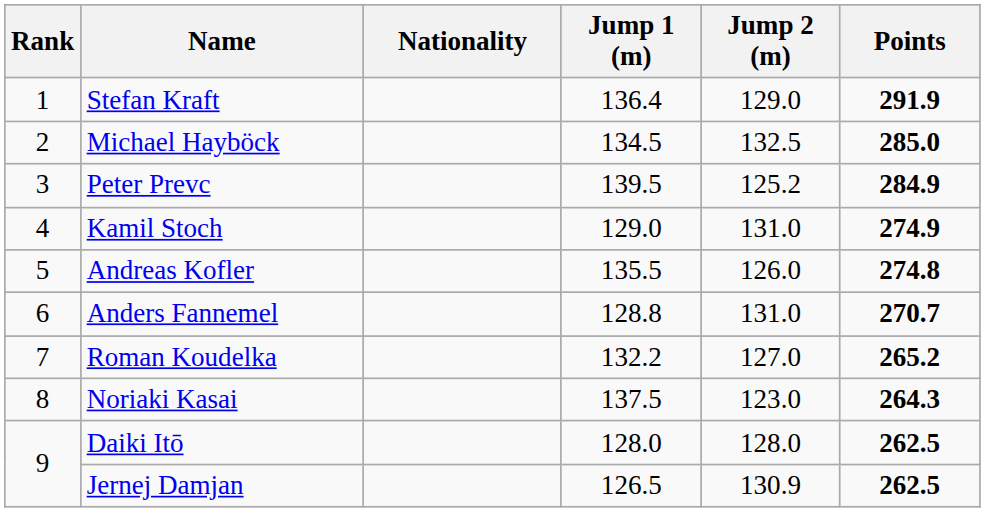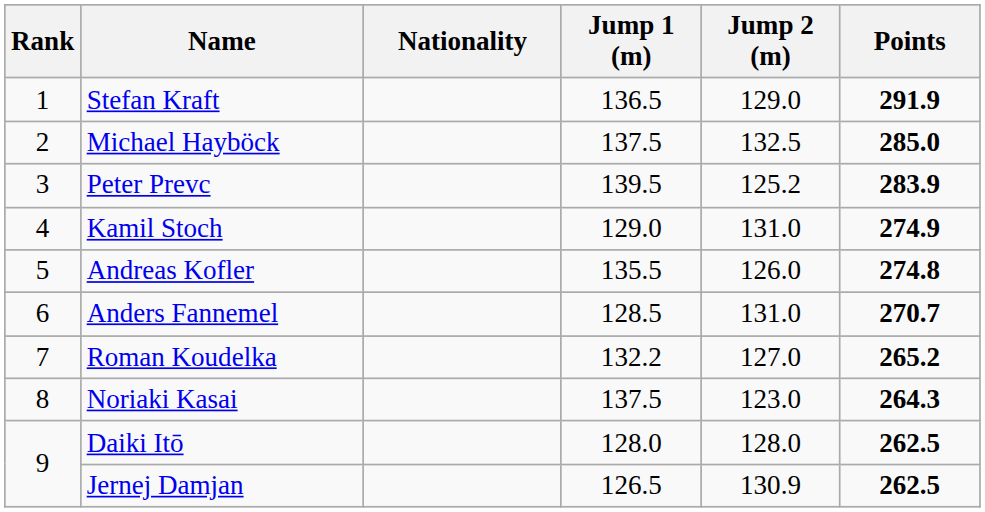(631, 99) 136.4 -> (631, 99) 136.5
(631, 142) 134.5 -> (631, 142) 137.5
(910, 185) 284.9 -> (910, 185) 283.9
(631, 313) 128.8 -> (631, 313) 128.5
